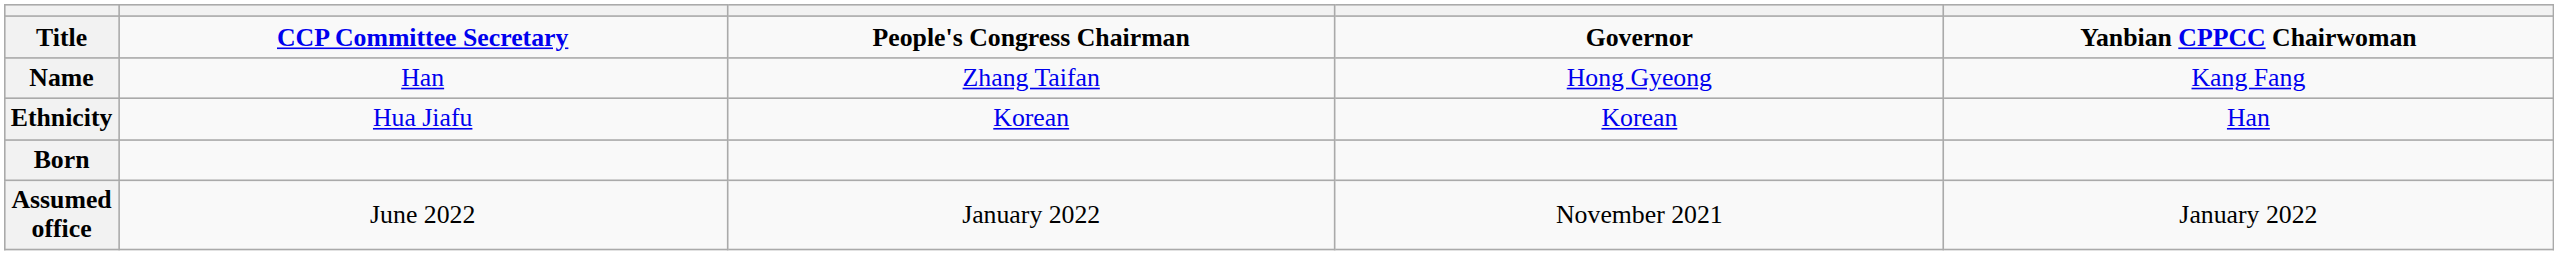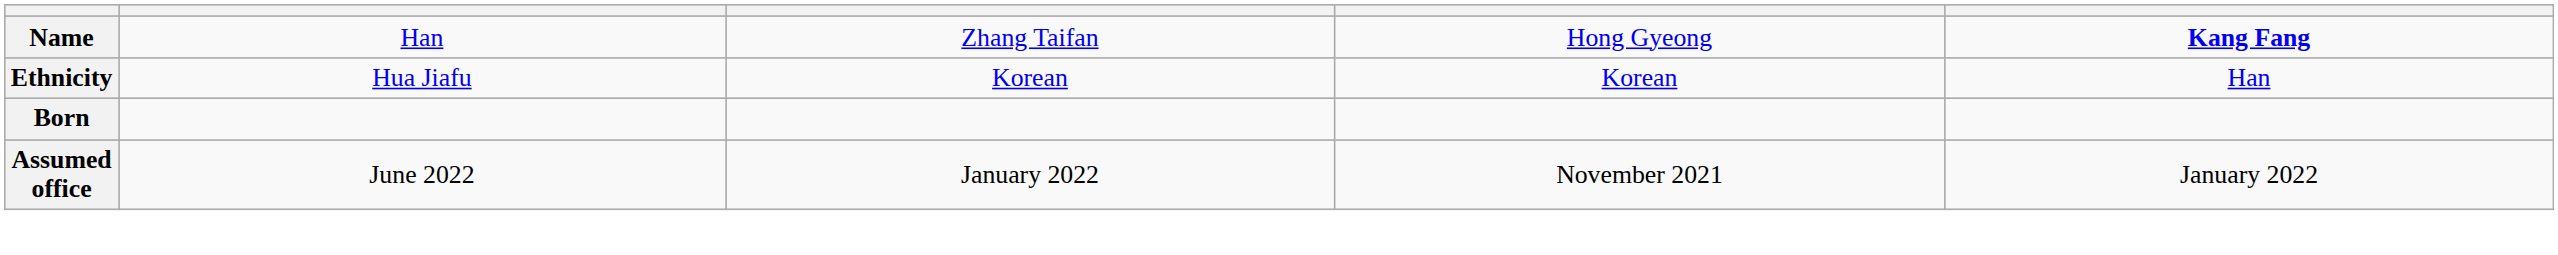- row: (62, 36)
(2248, 77) normal -> (2249, 36) bold
